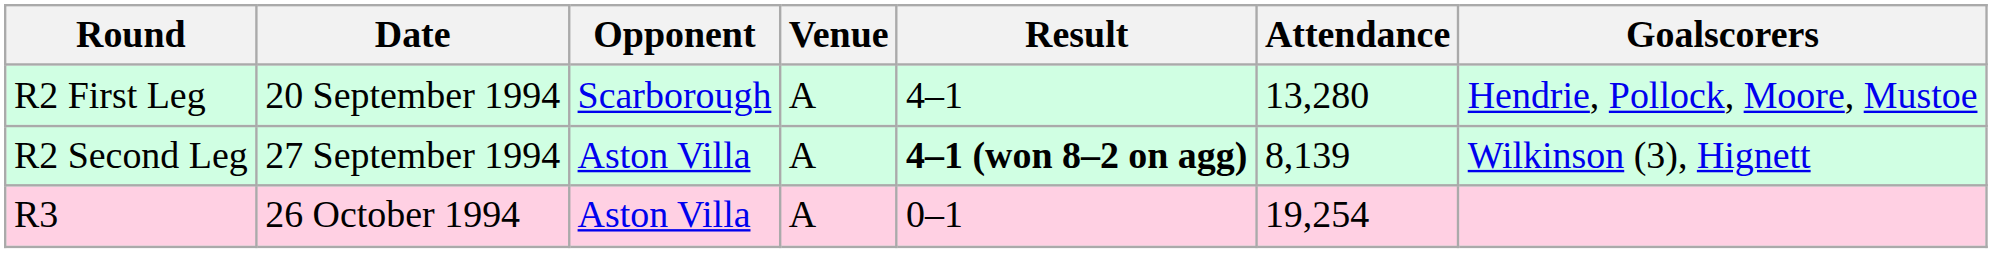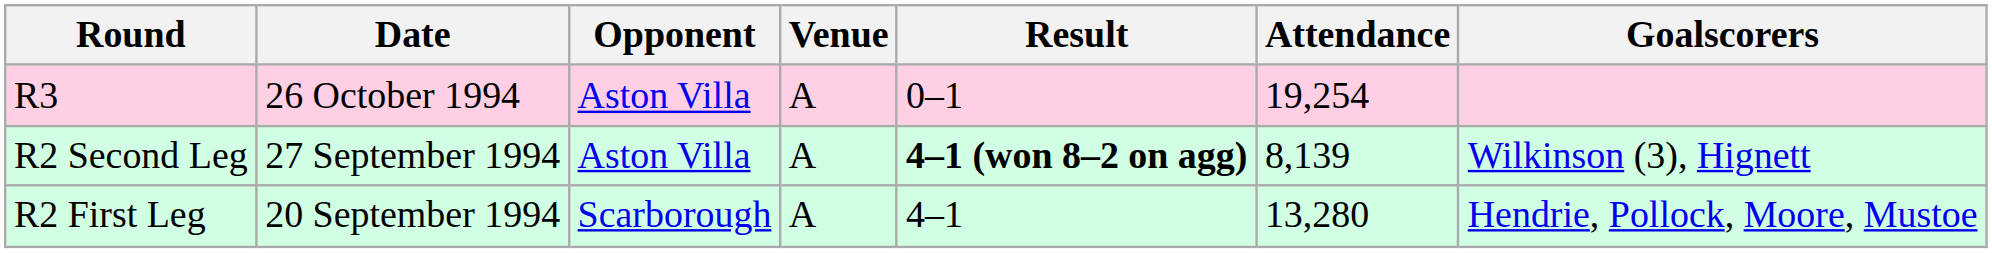rows swapped: (110, 94) <-> (36, 214)
